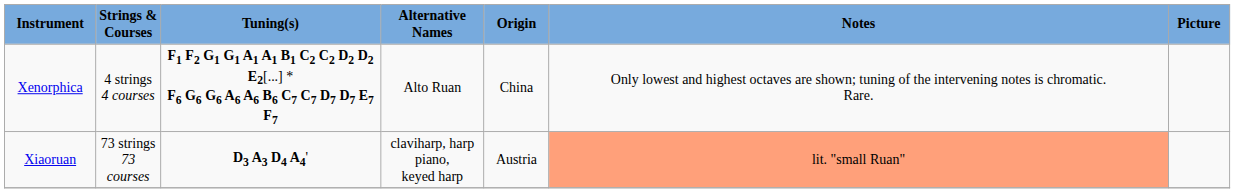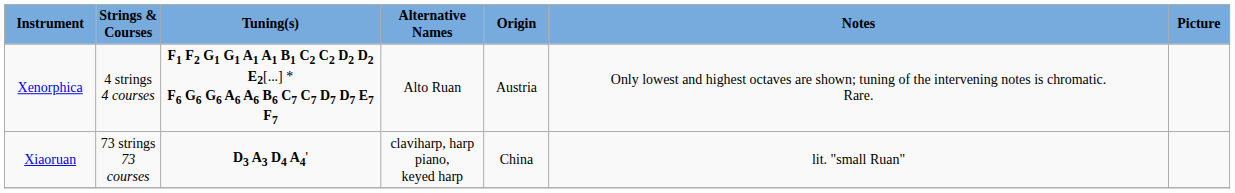(516, 87) China -> (516, 87) Austria
(516, 159) Austria -> (516, 159) China
(859, 159) lightsalmon background -> (859, 159) no background
